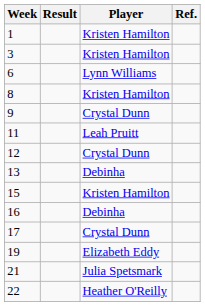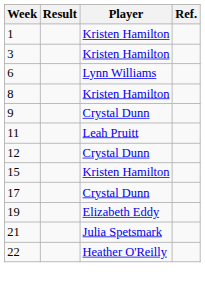- row: (14, 172)
- row: (14, 212)
